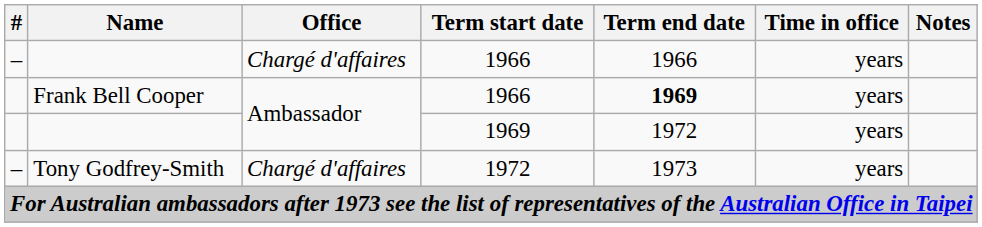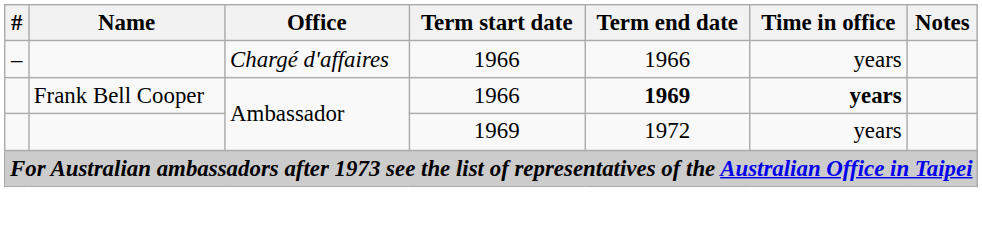(879, 95) normal -> (876, 95) bold
- row: (129, 167)
